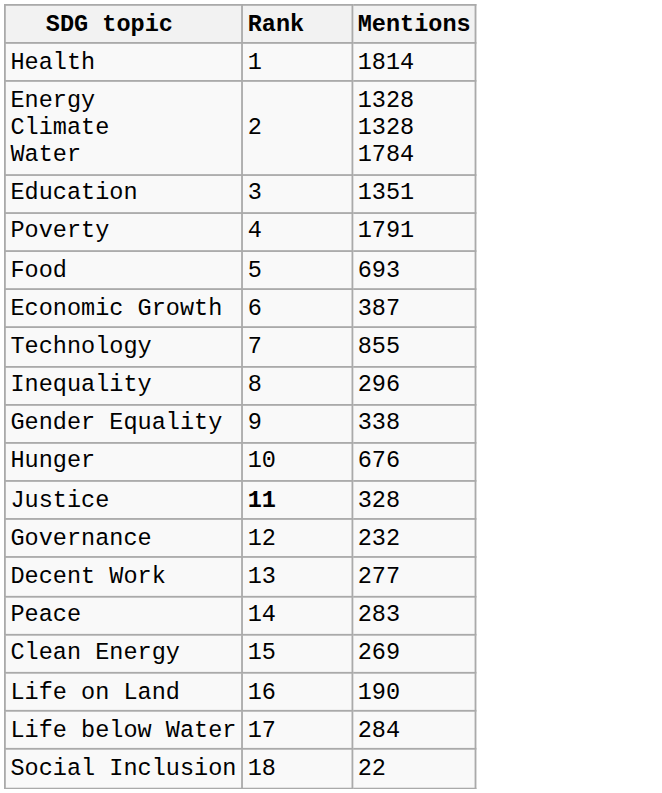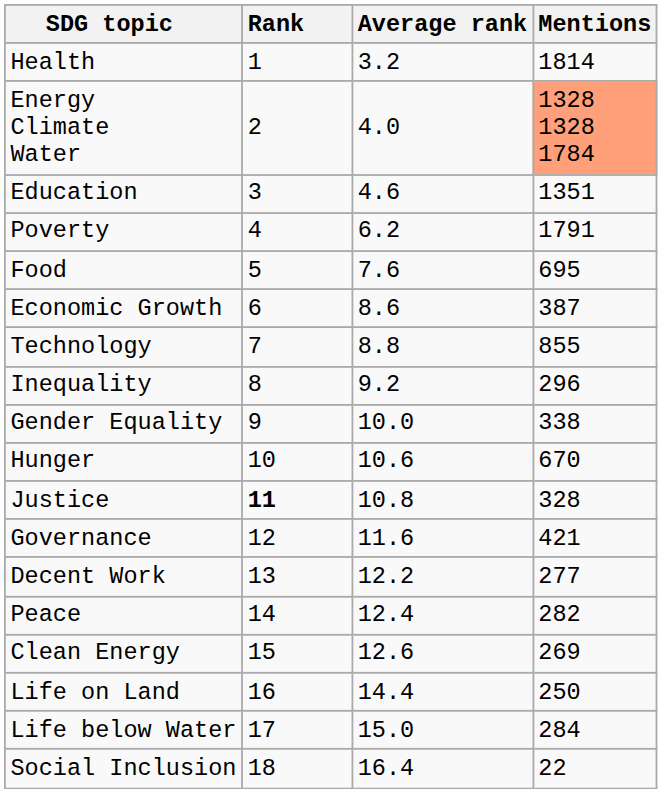+ column: (442, 24)
(386, 128) no background -> (567, 128) lightsalmon background
(379, 270) 693 -> (560, 270) 695
(379, 462) 676 -> (560, 462) 670
(379, 539) 232 -> (560, 539) 421
(379, 615) 283 -> (560, 615) 282
(379, 692) 190 -> (560, 692) 250
